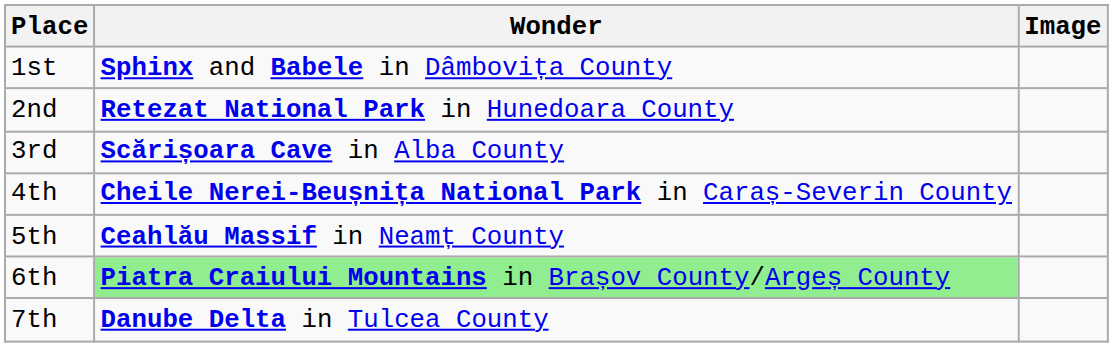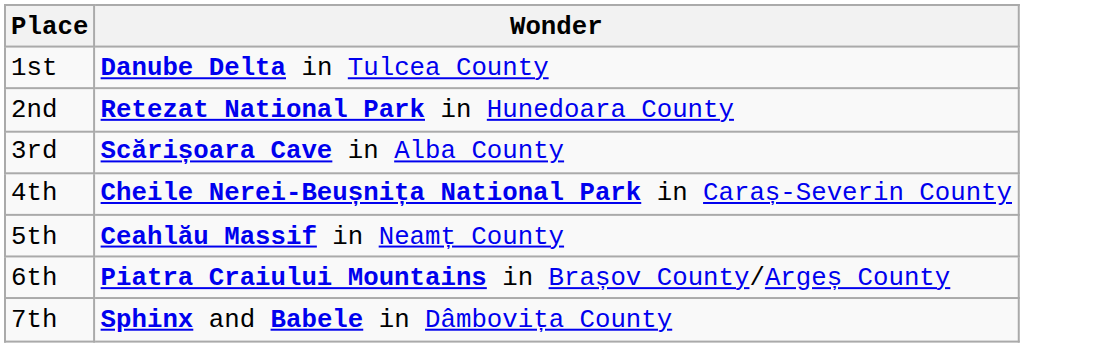- column: (1063, 26)
(386, 68) Sphinx and Babele in Dâmbovița County -> (325, 68) Danube Delta in Tulcea County
(525, 278) lightgreen background -> (525, 278) no background
(325, 320) Danube Delta in Tulcea County -> (386, 320) Sphinx and Babele in Dâmbovița County
